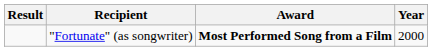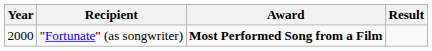columns swapped: (411, 14) <-> (25, 14)
